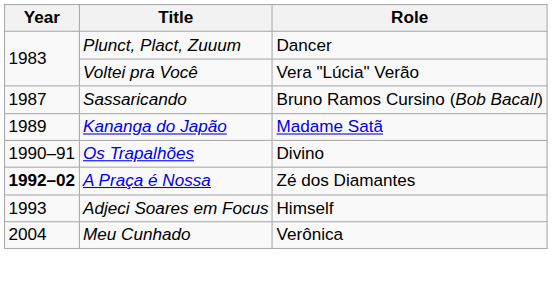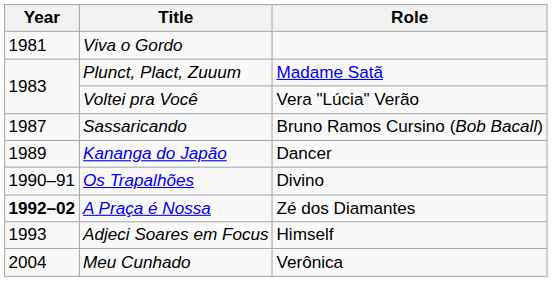+ row: (133, 45)
(304, 45) Dancer -> (330, 72) Madame Satã
(330, 126) Madame Satã -> (304, 153) Dancer
